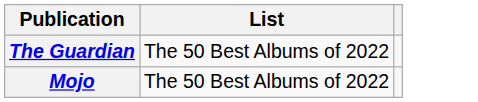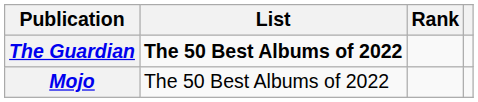+ column: (435, 19)
(267, 50) normal -> (273, 50) bold
